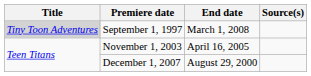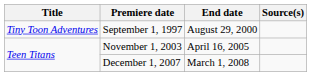(52, 29) lightgrey background -> (52, 29) no background
(218, 29) March 1, 2008 -> (222, 29) August 29, 2000
(222, 63) August 29, 2000 -> (218, 63) March 1, 2008
